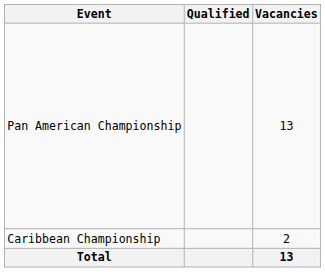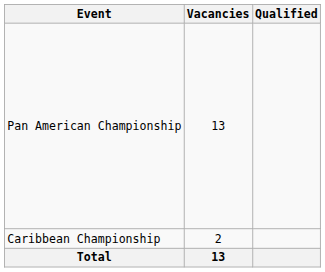columns swapped: (286, 14) <-> (218, 14)
